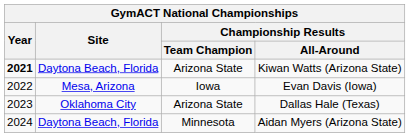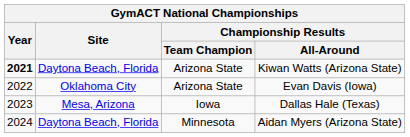(98, 86) Mesa, Arizona -> (98, 86) Oklahoma City
(208, 86) Iowa -> (208, 86) Arizona State
(98, 104) Oklahoma City -> (98, 104) Mesa, Arizona
(208, 104) Arizona State -> (208, 104) Iowa
